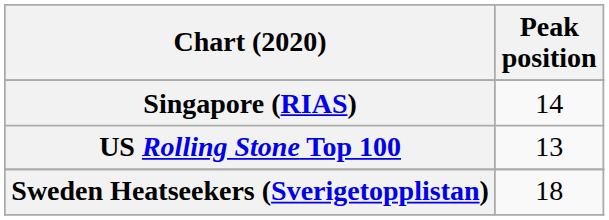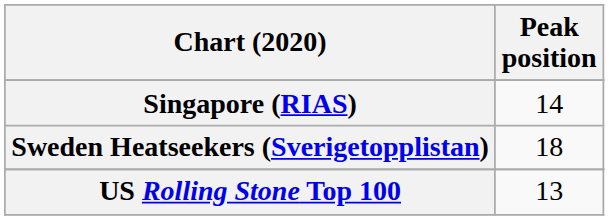rows swapped: (250, 191) <-> (250, 147)
